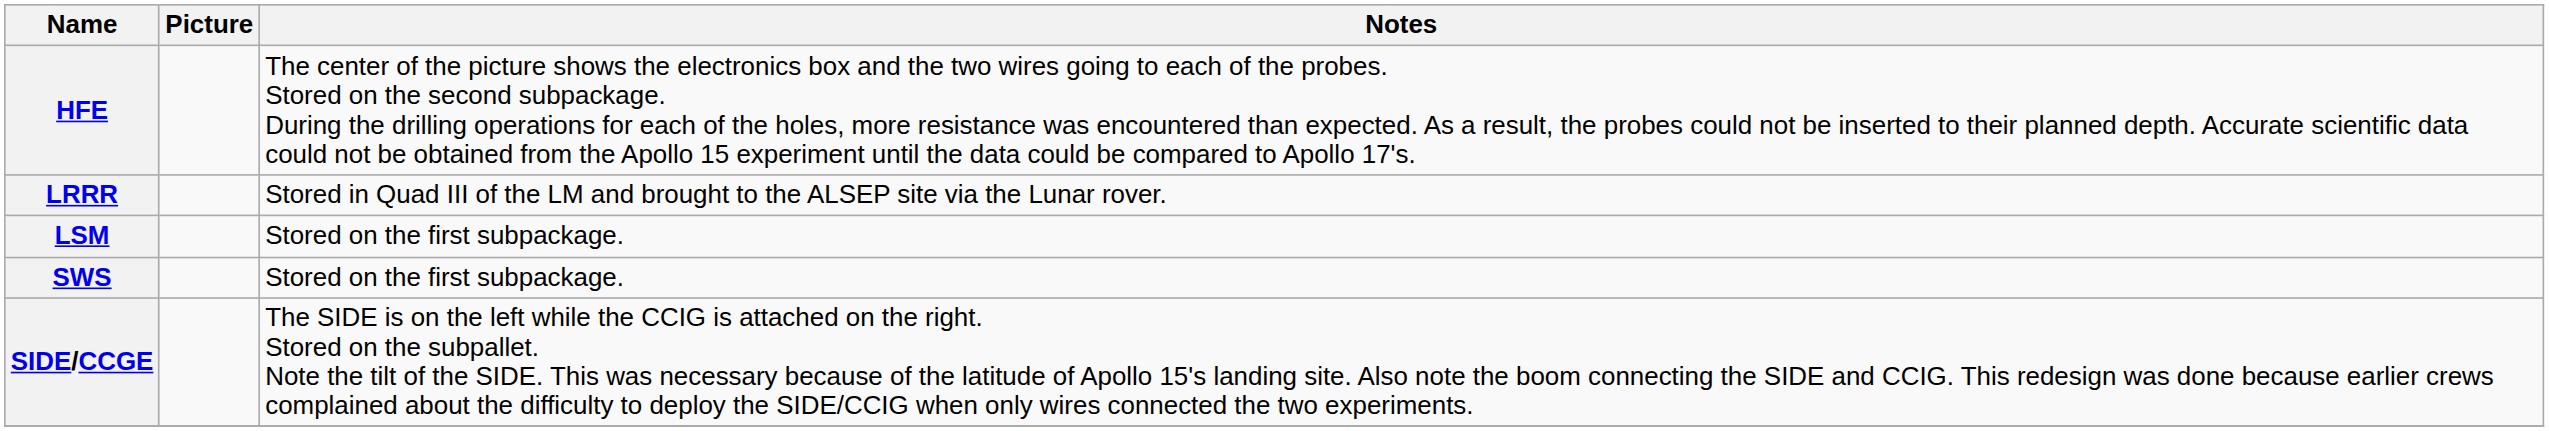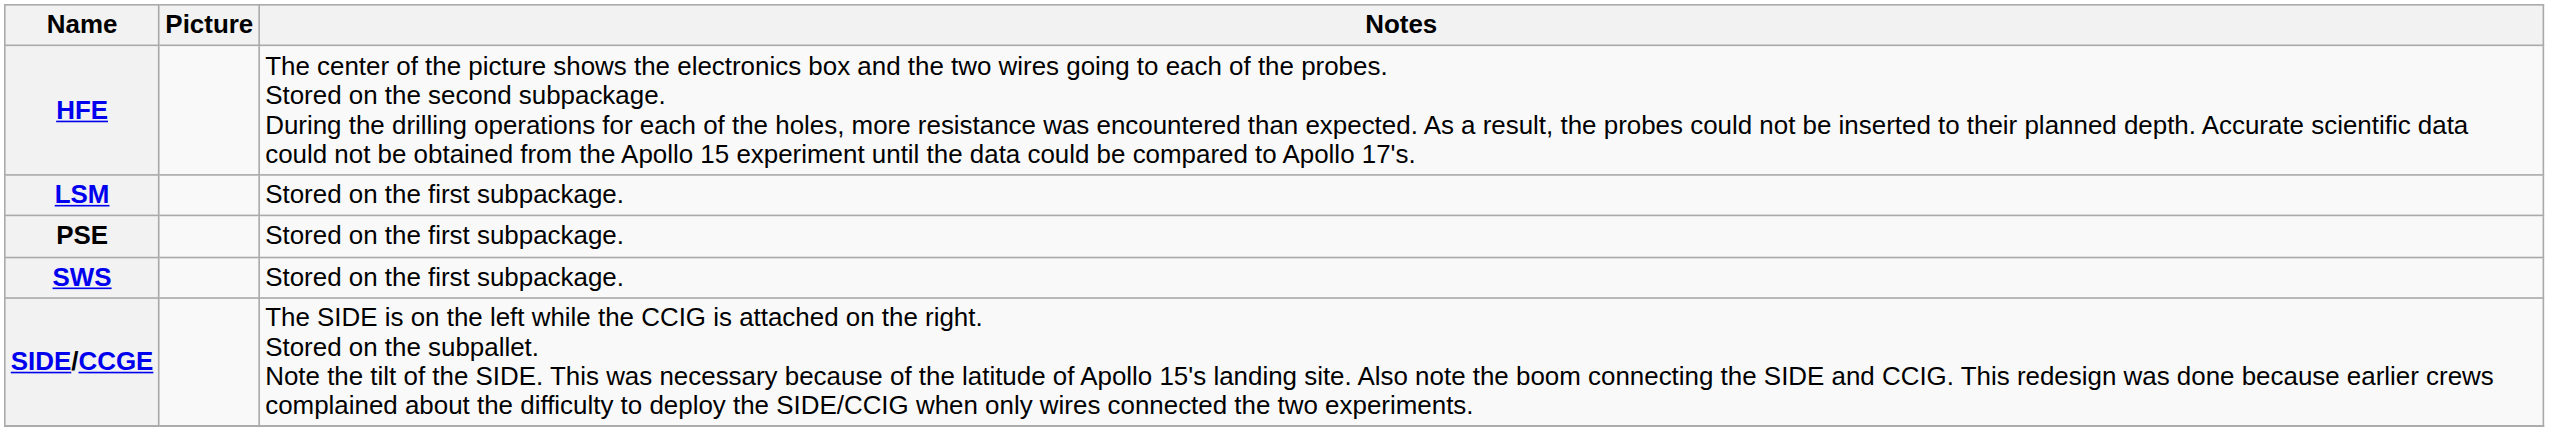- row: (82, 194)
+ row: (82, 235)
